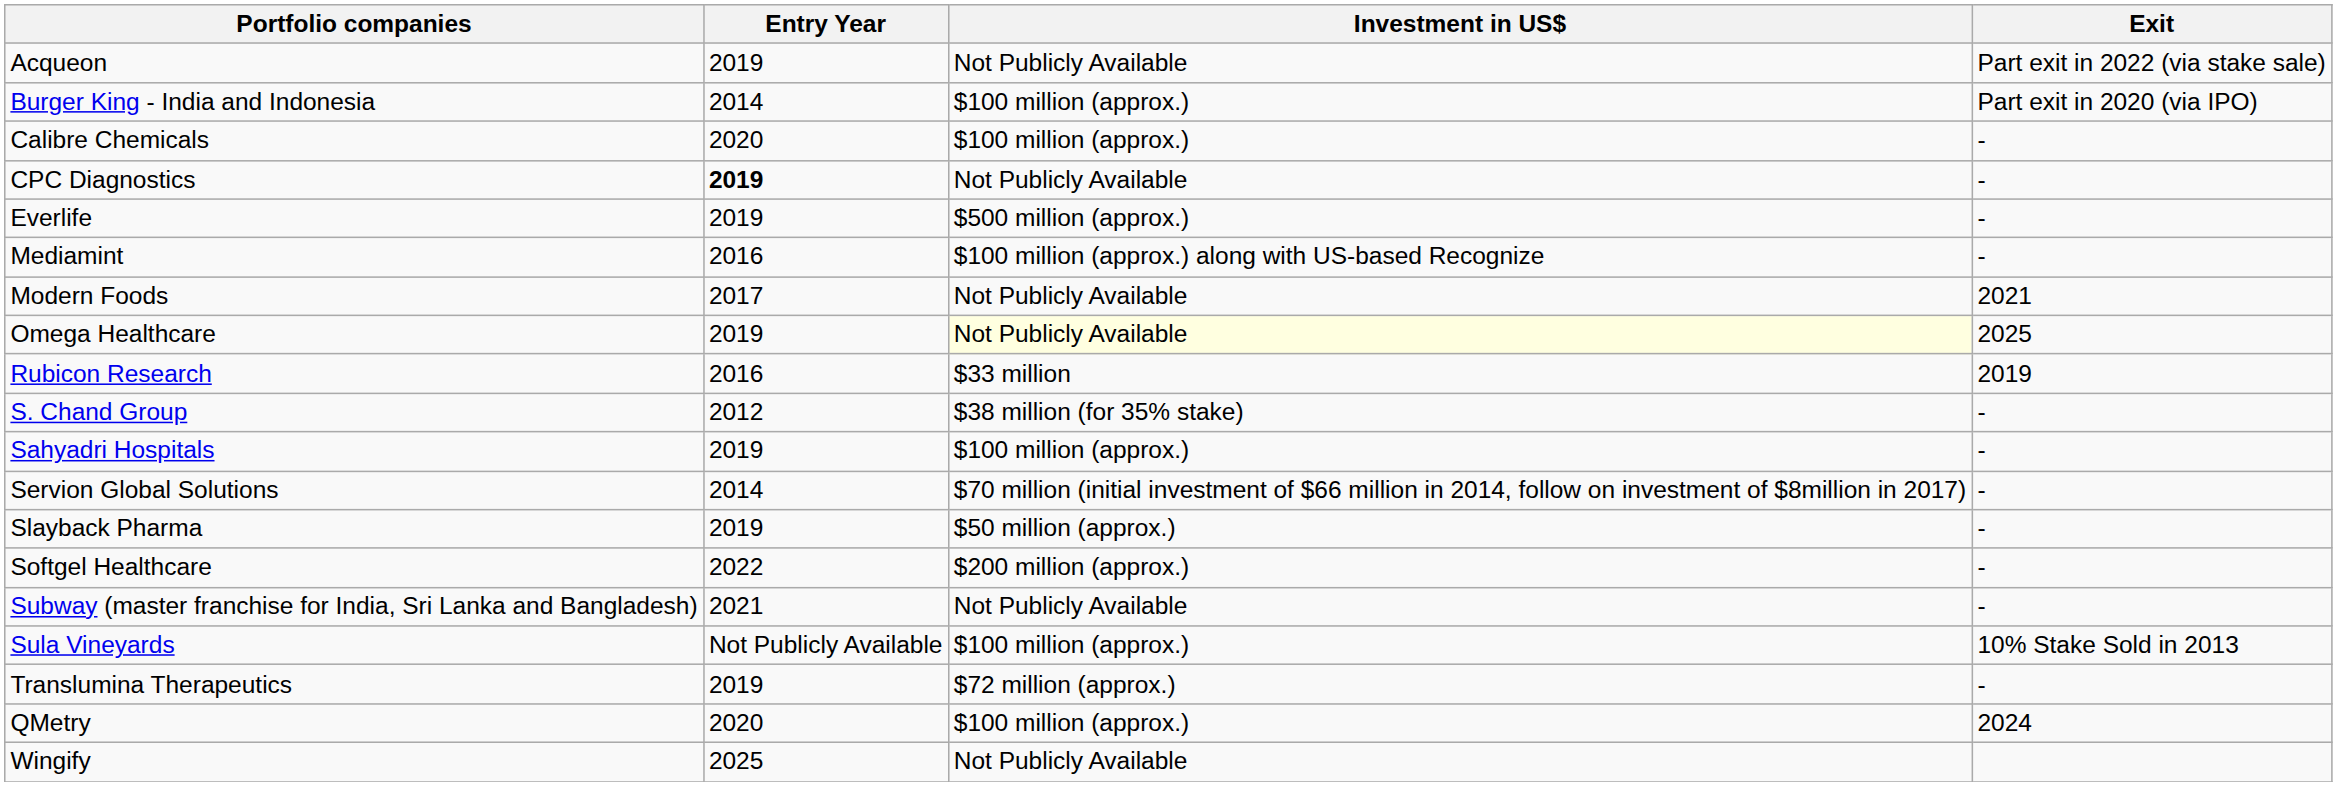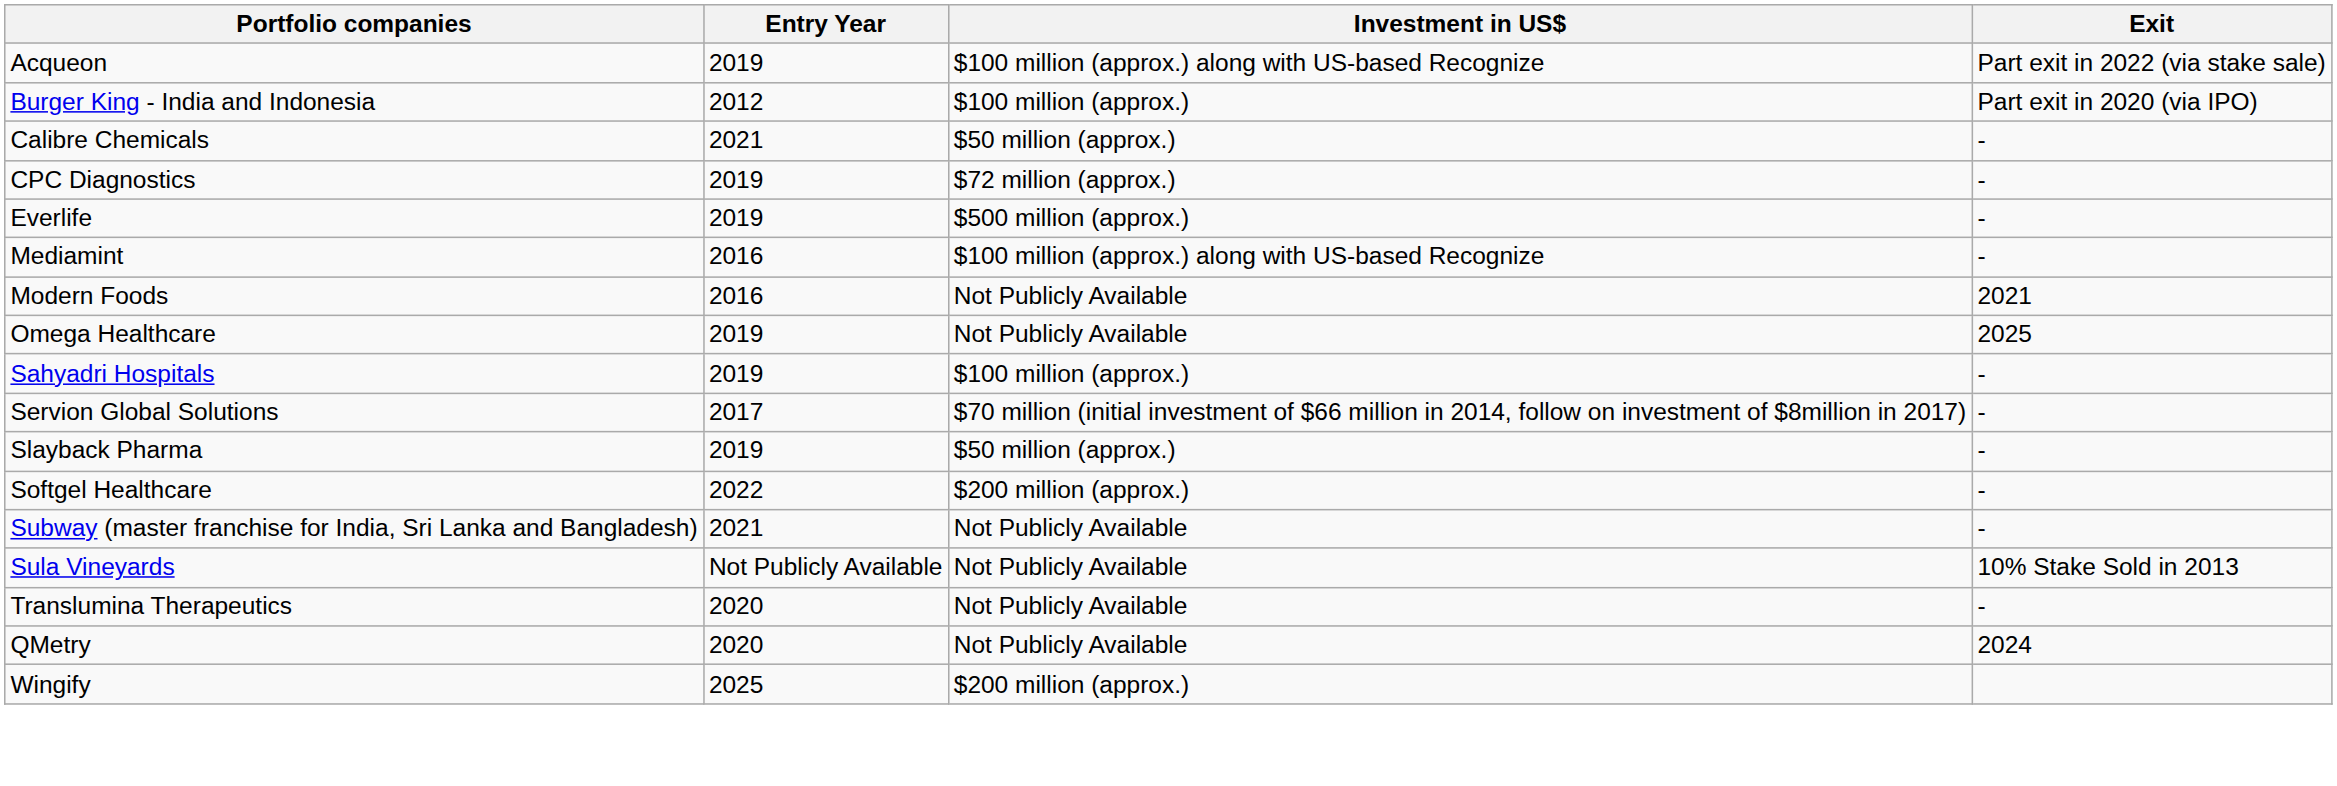(1071, 62) Not Publicly Available -> (1249, 62) $100 million (approx.) along with US-based Recognize
(736, 101) 2014 -> (736, 101) 2012
(736, 140) 2020 -> (736, 140) 2021
(1071, 140) $100 million (approx.) -> (1065, 140) $50 million (approx.)
(736, 179) bold -> (736, 179) normal
(1071, 179) Not Publicly Available -> (1065, 179) $72 million (approx.)
(736, 295) 2017 -> (736, 295) 2016
(1071, 334) lightyellow background -> (1071, 334) no background
- row: (111, 373)
- row: (99, 412)
(736, 489) 2014 -> (736, 412) 2017
(1071, 645) $100 million (approx.) -> (1071, 567) Not Publicly Available
(736, 683) 2019 -> (736, 606) 2020
(1065, 683) $72 million (approx.) -> (1071, 606) Not Publicly Available
(1071, 722) $100 million (approx.) -> (1071, 645) Not Publicly Available
(1071, 761) Not Publicly Available -> (1071, 683) $200 million (approx.)
